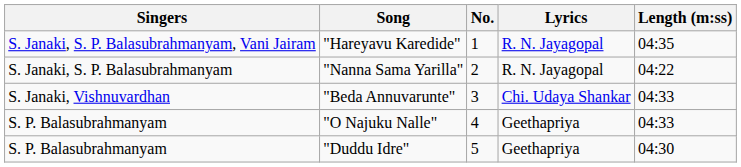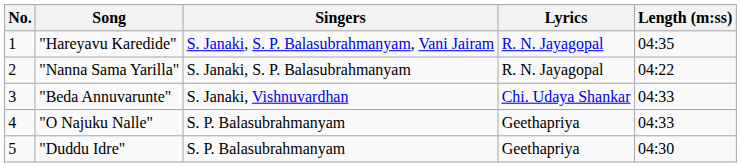columns swapped: (482, 17) <-> (162, 17)
